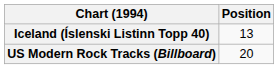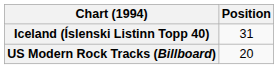(246, 34) 13 -> (246, 34) 31
